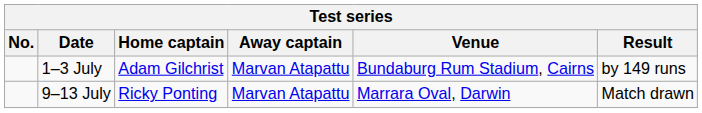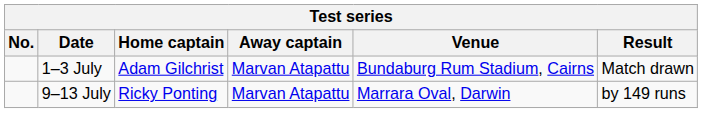(644, 68) by 149 runs -> (648, 68) Match drawn
(648, 94) Match drawn -> (644, 94) by 149 runs
